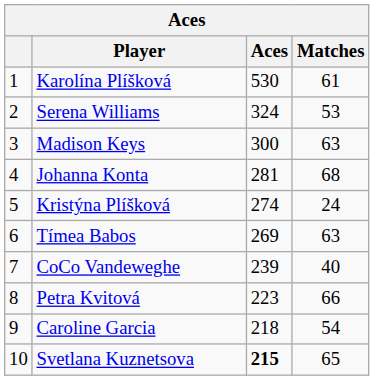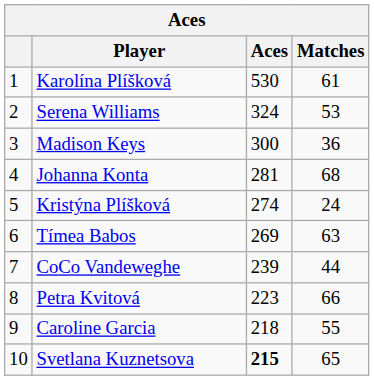(331, 143) 63 -> (331, 143) 36
(331, 267) 40 -> (331, 267) 44
(331, 329) 54 -> (331, 329) 55
